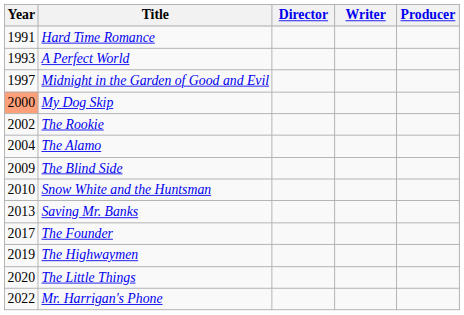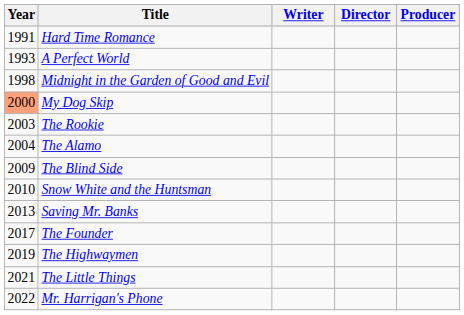columns swapped: (303, 15) <-> (366, 15)
(21, 80) 1997 -> (21, 80) 1998
(21, 124) 2002 -> (21, 124) 2003
(21, 277) 2020 -> (21, 277) 2021
